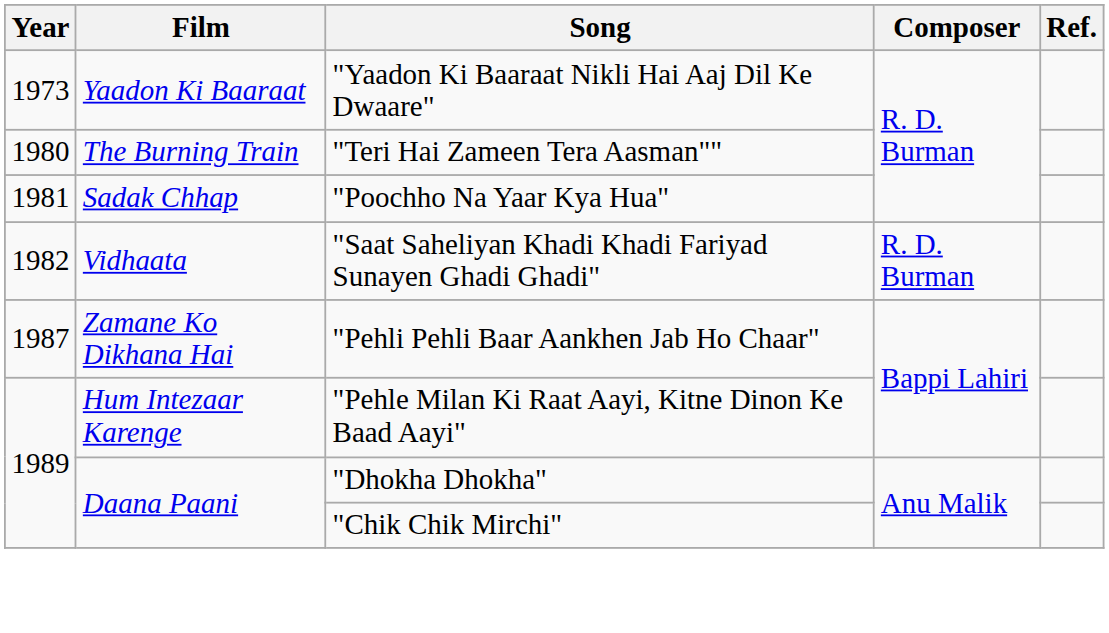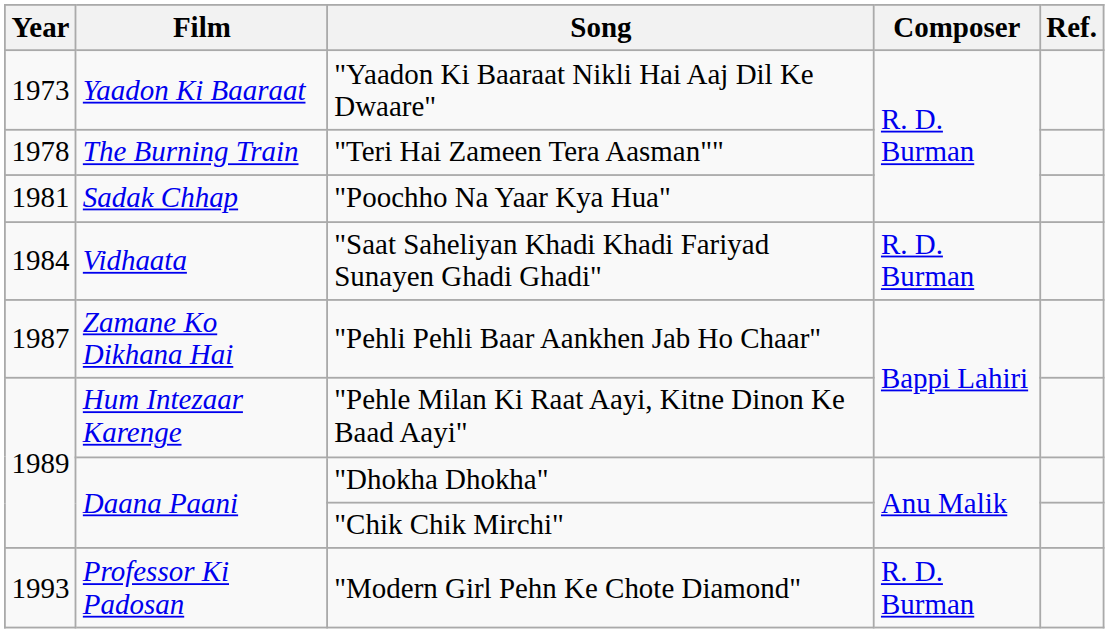(41, 151) 1980 -> (41, 151) 1978
(41, 260) 1982 -> (41, 260) 1984
+ row: (568, 587)
